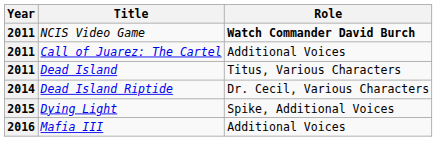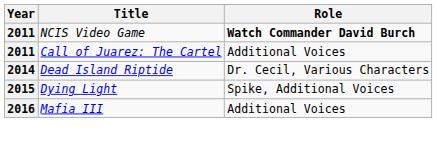- row: (79, 70)
